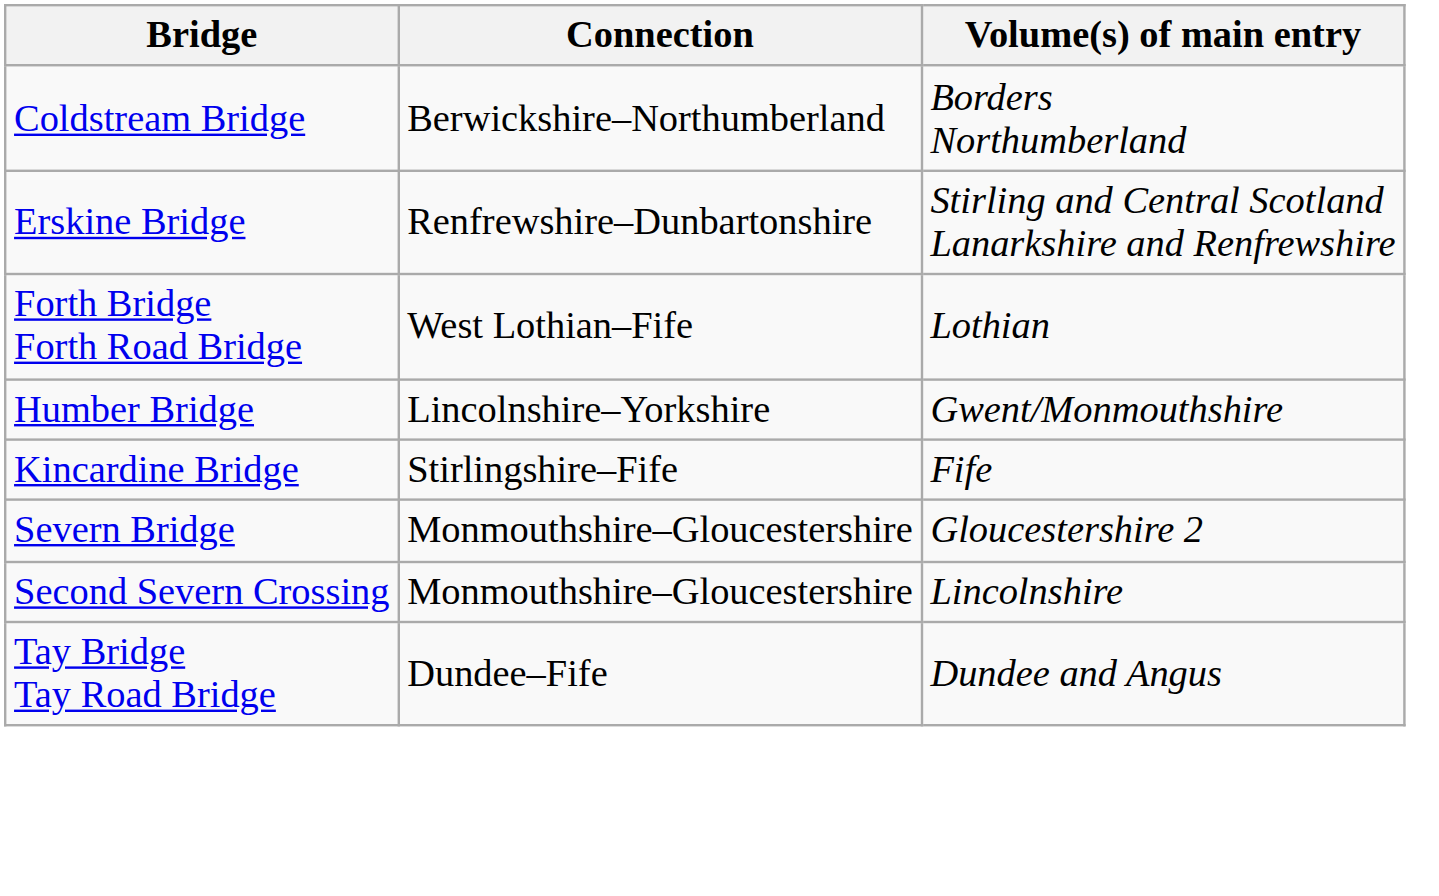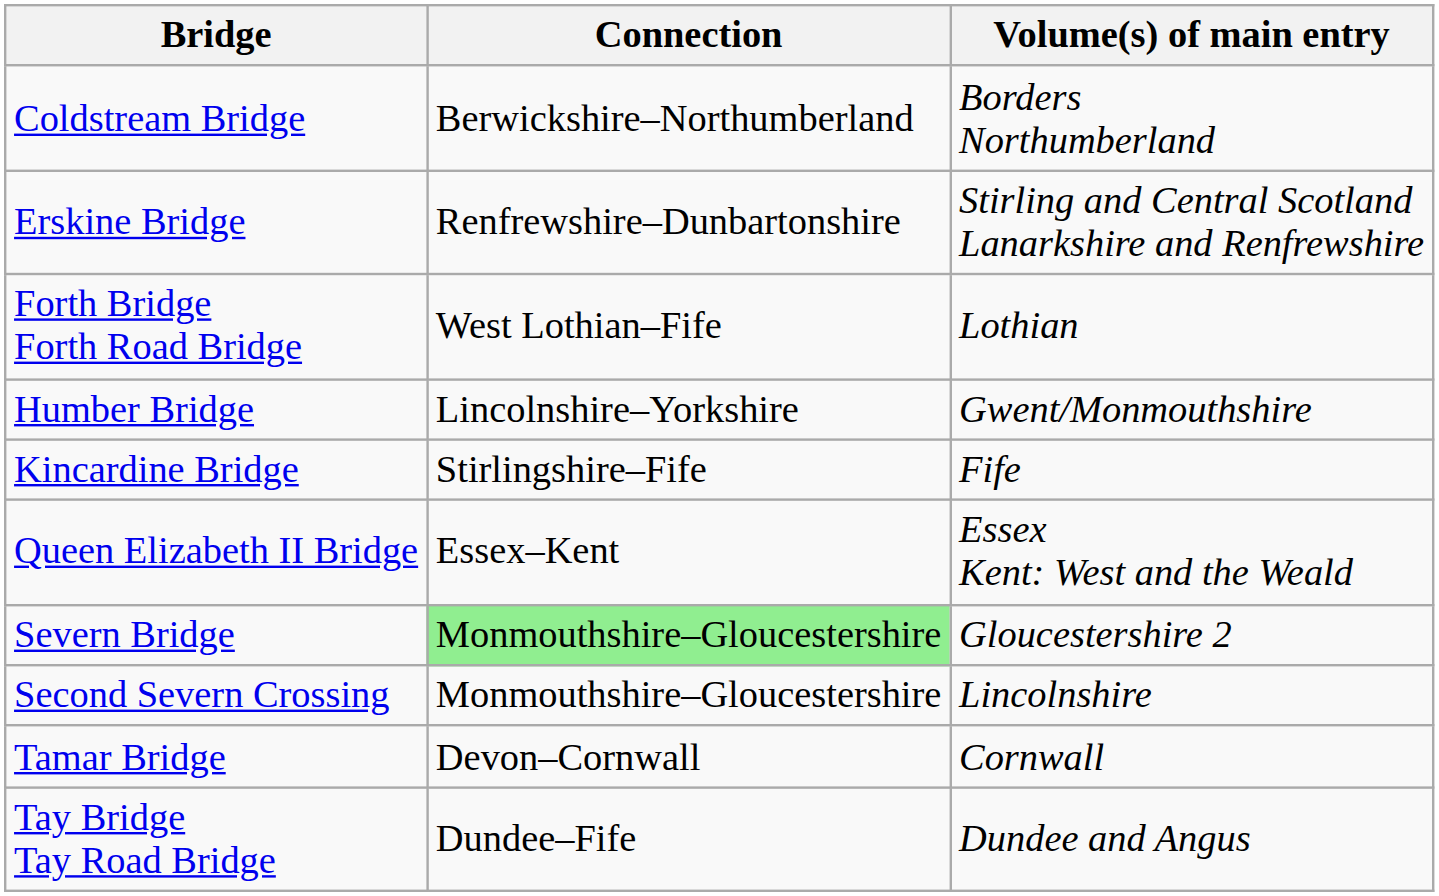+ row: (216, 551)
(660, 529) no background -> (689, 634) lightgreen background
+ row: (120, 755)
